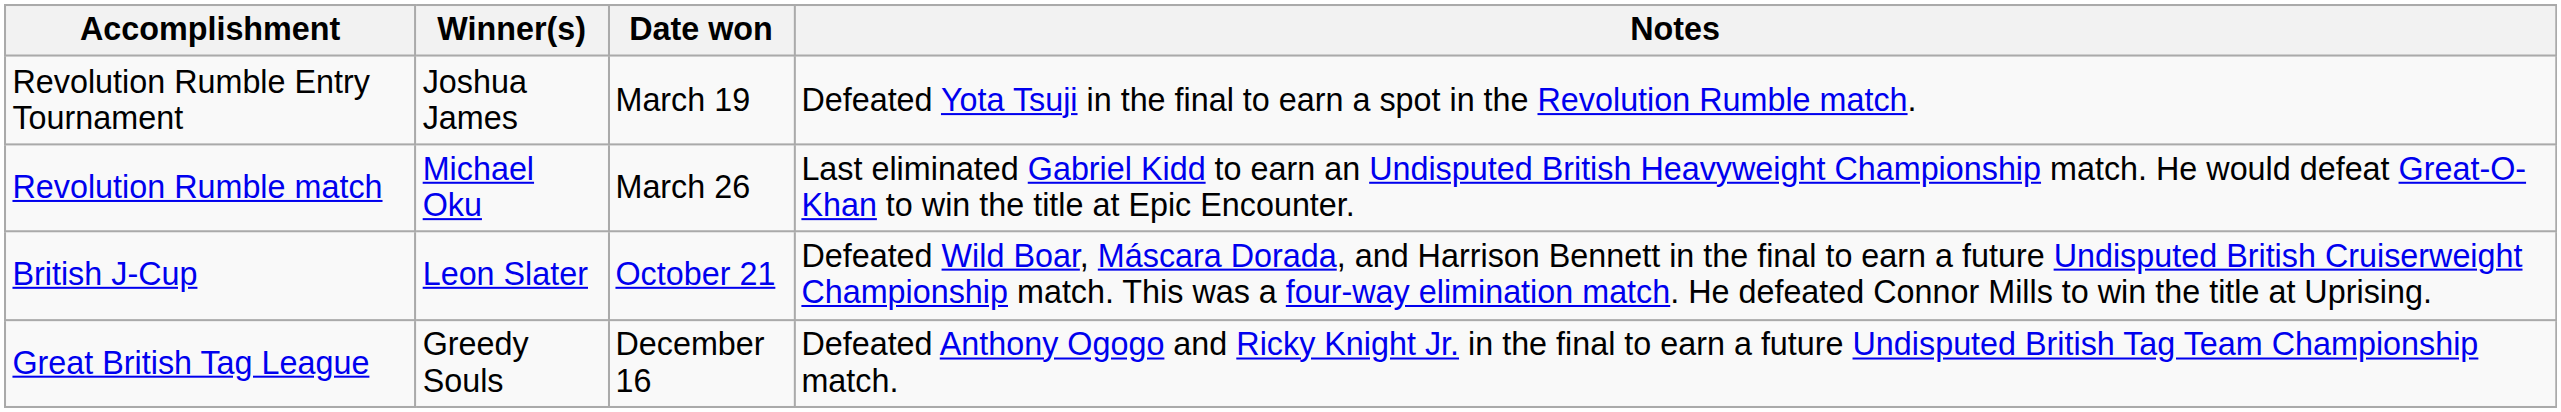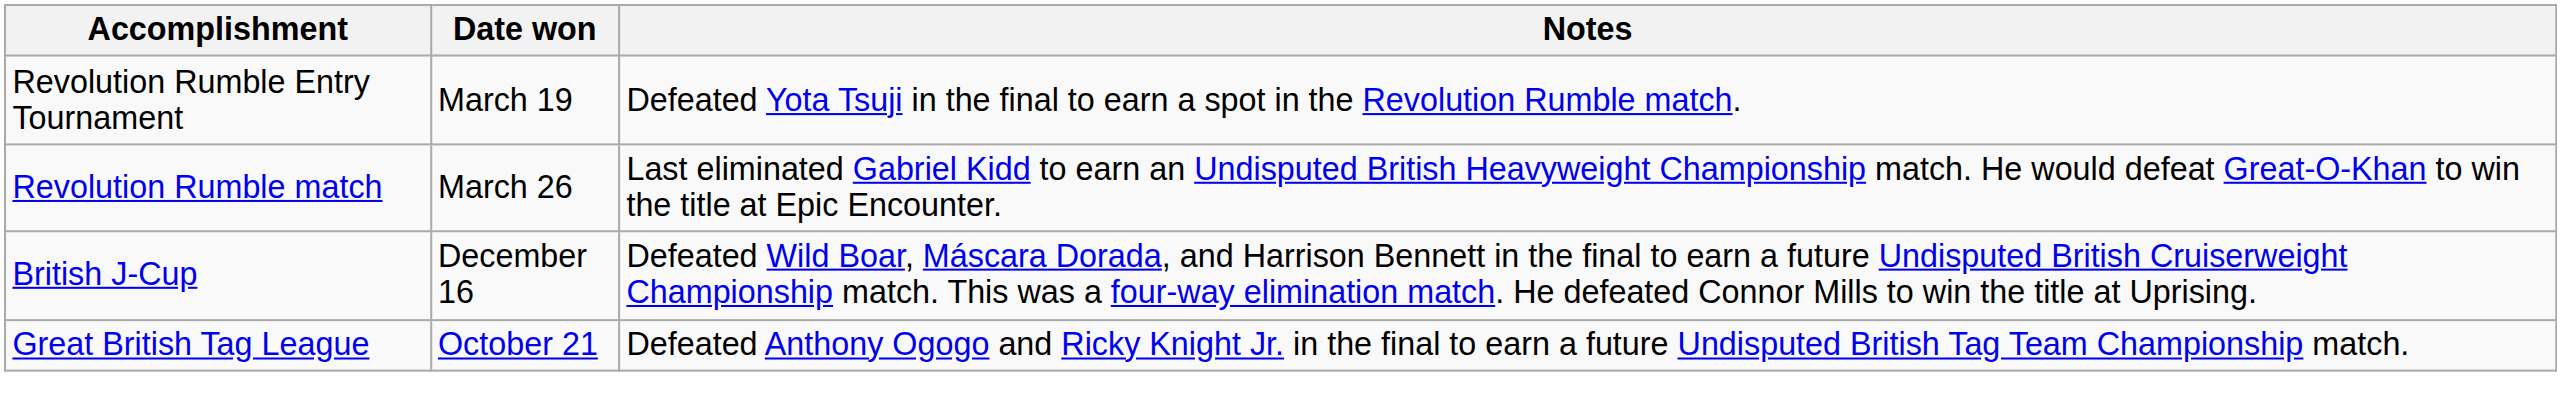- column: (512, 30)
(695, 274) October 21 -> (513, 274) December 16
(690, 362) December 16 -> (518, 344) October 21
